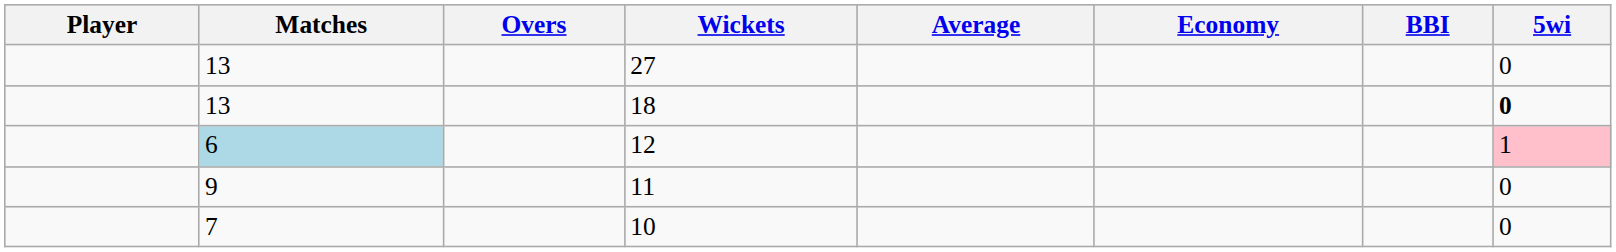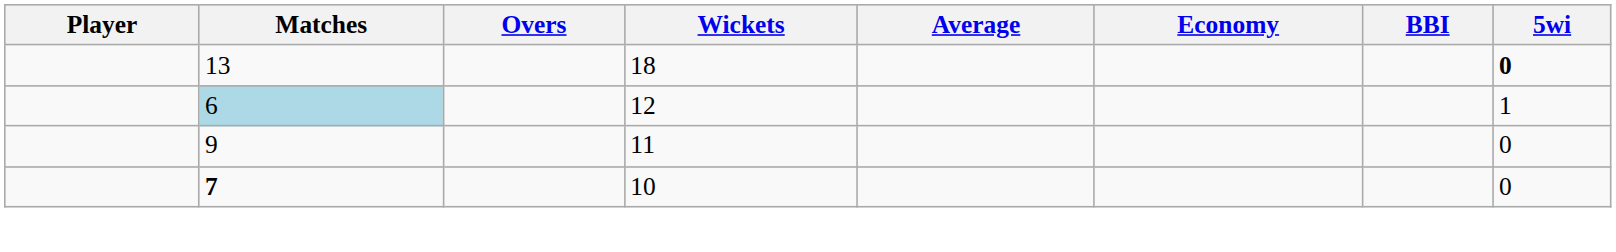- row: (643, 65)
(1505, 145) pink background -> (1505, 105) no background
(211, 226) normal -> (211, 186) bold
